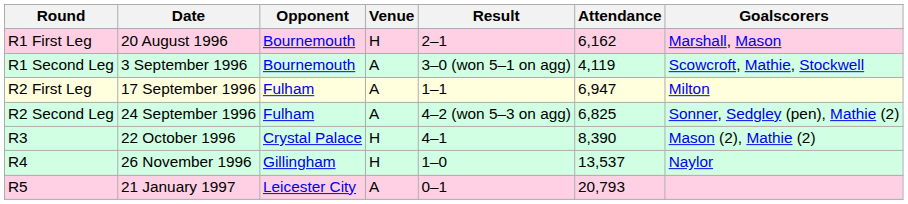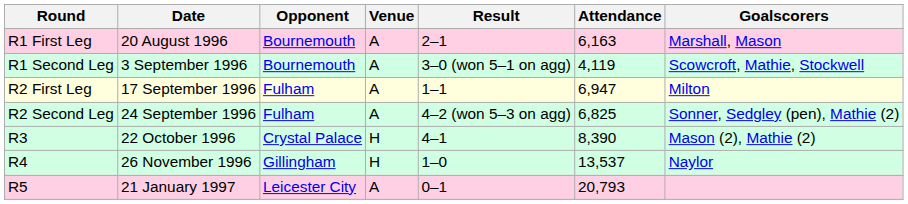(375, 41) H -> (374, 41) A
(597, 41) 6,162 -> (597, 41) 6,163
